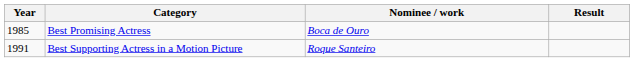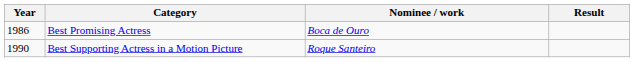(18, 30) 1985 -> (18, 30) 1986
(18, 48) 1991 -> (18, 48) 1990
